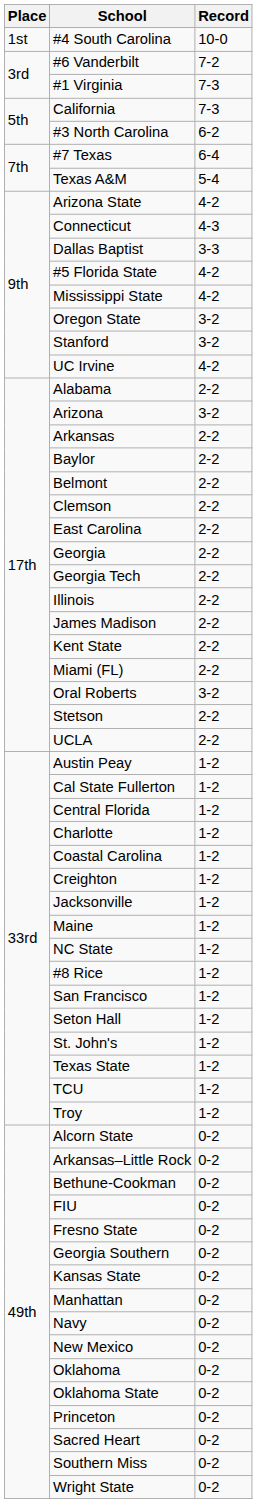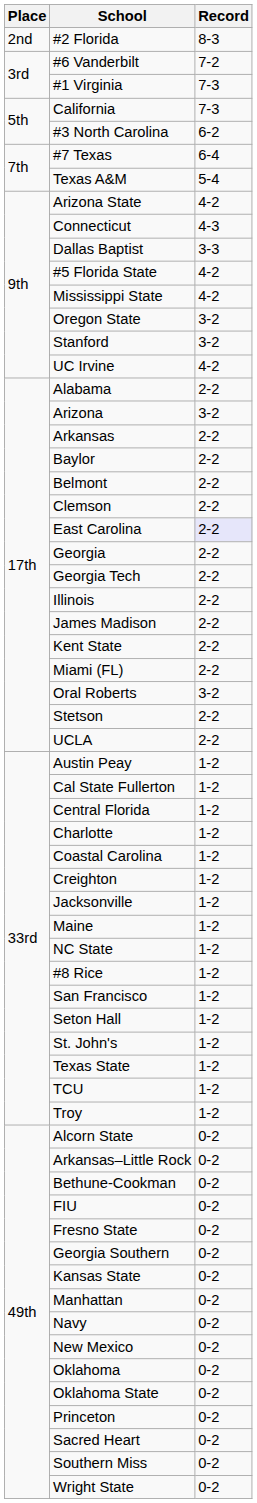- row: (112, 39)
+ row: (86, 39)
(209, 529) no background -> (209, 529) lavender background
